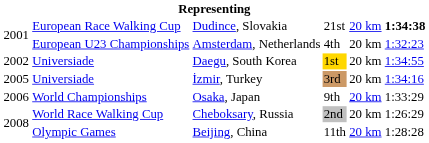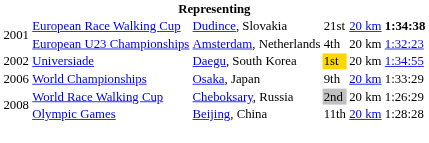- row: (227, 79)
